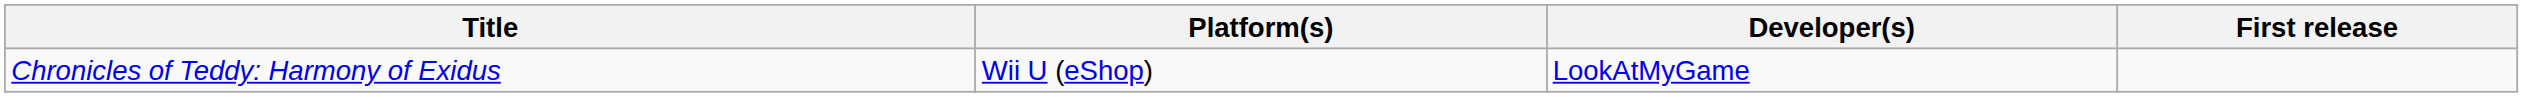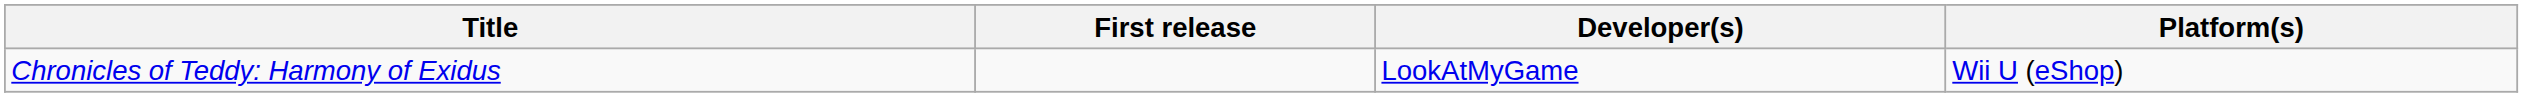columns swapped: (2317, 27) <-> (1261, 27)
